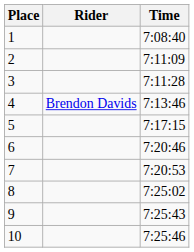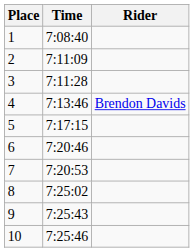columns swapped: (91, 15) <-> (164, 15)
